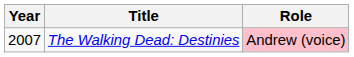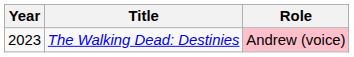(24, 39) 2007 -> (24, 39) 2023
